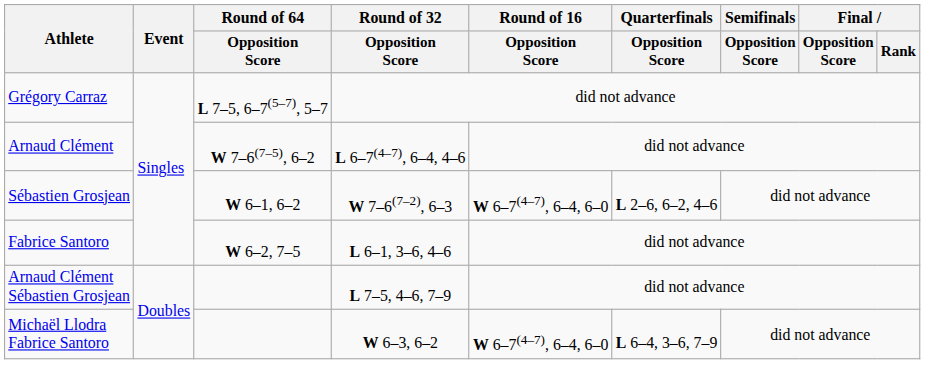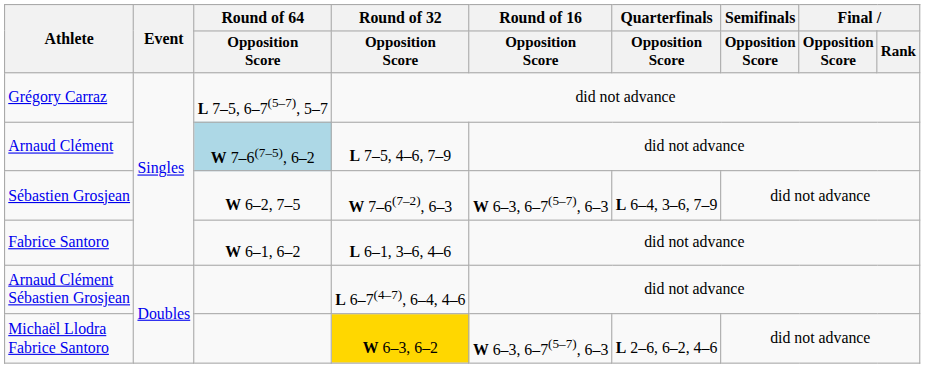(263, 156) no background -> (263, 156) lightblue background
(400, 156) L 6–7(4–7), 6–4, 4–6 -> (400, 156) L 7–5, 4–6, 7–9
(263, 205) W 6–1, 6–2 -> (263, 205) W 6–2, 7–5
(541, 205) W 6–7(4–7), 6–4, 6–0 -> (541, 205) W 6–3, 6–7(5–7), 6–3
(667, 205) L 2–6, 6–2, 4–6 -> (667, 205) L 6–4, 3–6, 7–9
(263, 252) W 6–2, 7–5 -> (263, 252) W 6–1, 6–2
(400, 296) L 7–5, 4–6, 7–9 -> (400, 299) L 6–7(4–7), 6–4, 4–6
(400, 343) no background -> (400, 348) gold background
(541, 343) W 6–7(4–7), 6–4, 6–0 -> (541, 348) W 6–3, 6–7(5–7), 6–3
(667, 343) L 6–4, 3–6, 7–9 -> (667, 348) L 2–6, 6–2, 4–6
